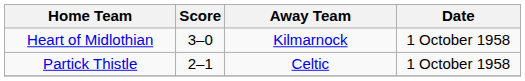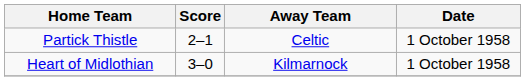rows swapped: (90, 40) <-> (90, 64)
